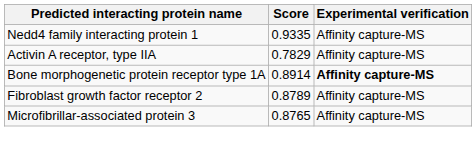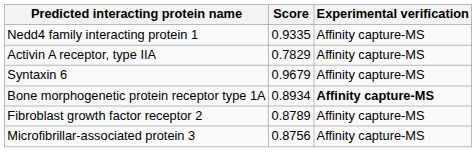+ row: (37, 75)
(291, 75) 0.8914 -> (291, 95) 0.8934
(291, 116) 0.8765 -> (291, 136) 0.8756
